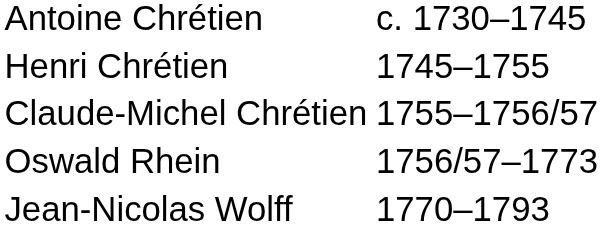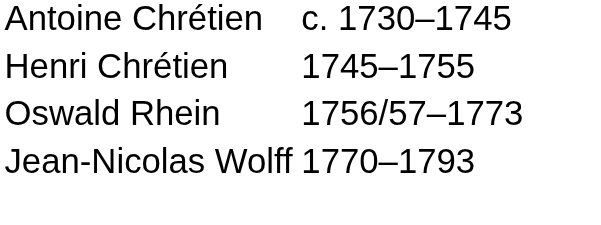- row: (186, 113)
